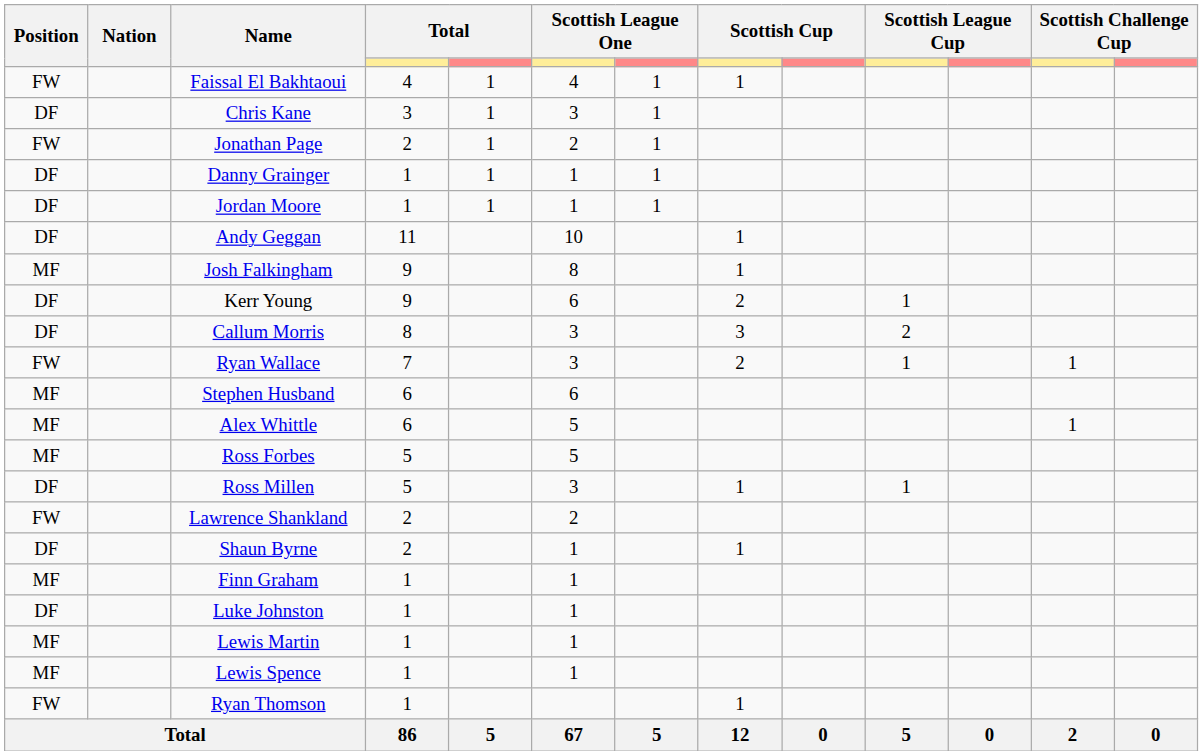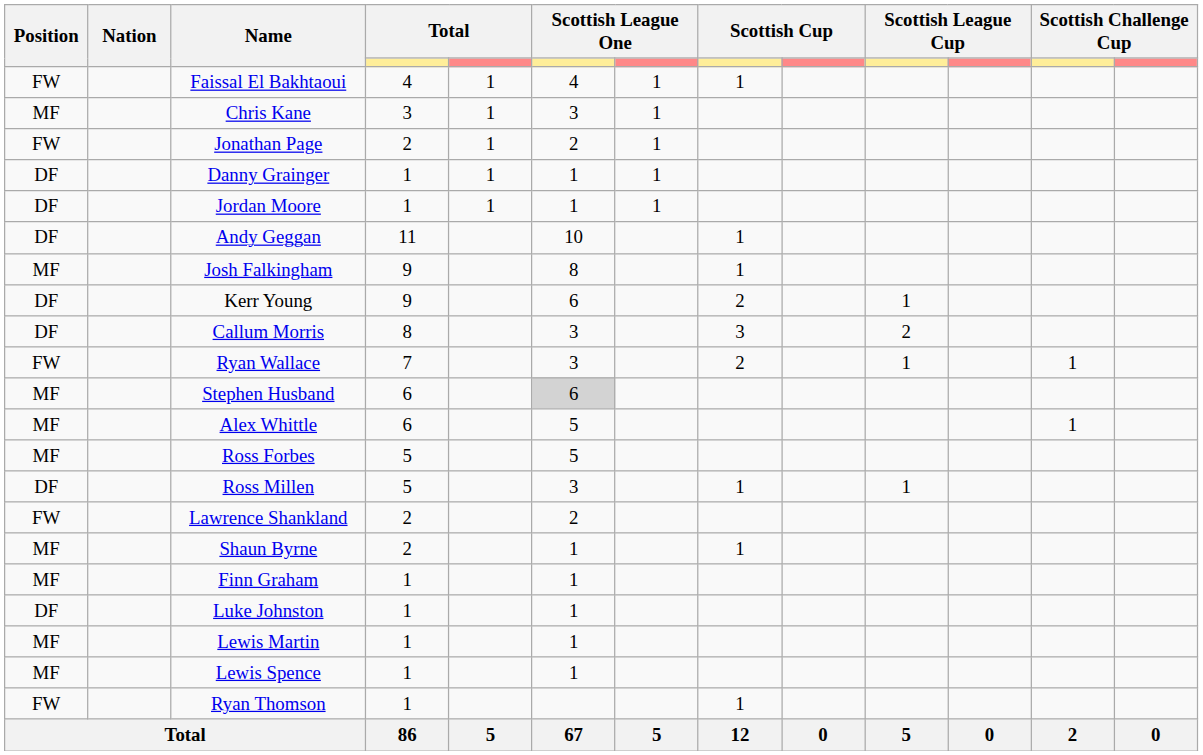(46, 113) DF -> (46, 113) MF
(574, 393) no background -> (574, 393) lightgrey background
(46, 548) DF -> (46, 548) MF
